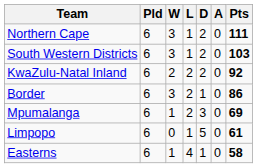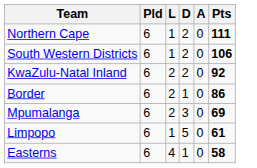- column: (174, 14)
(239, 53) 103 -> (222, 53) 106
